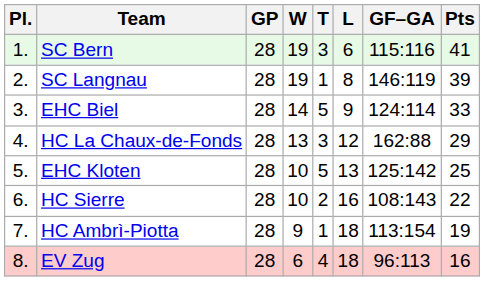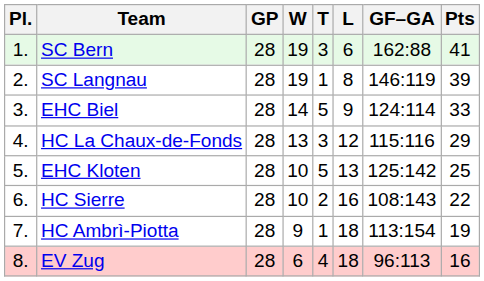(402, 49) 115:116 -> (402, 49) 162:88
(402, 140) 162:88 -> (402, 140) 115:116
